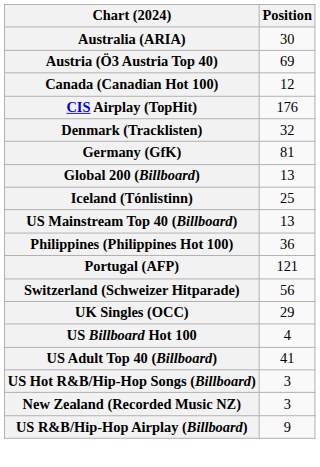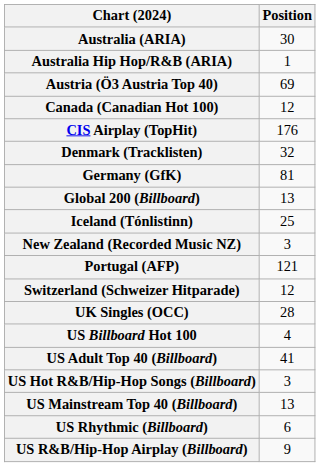+ row: (132, 61)
rows swapped: (132, 404) <-> (132, 221)
- row: (132, 244)
(287, 289) 56 -> (287, 289) 12
(287, 312) 29 -> (287, 312) 28
+ row: (132, 426)
